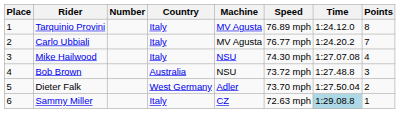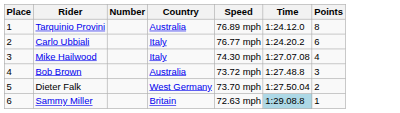- column: (239, 12)
(158, 27) Italy -> (168, 27) Australia
(367, 42) 7 -> (317, 42) 6
(158, 101) Italy -> (163, 101) Britain
